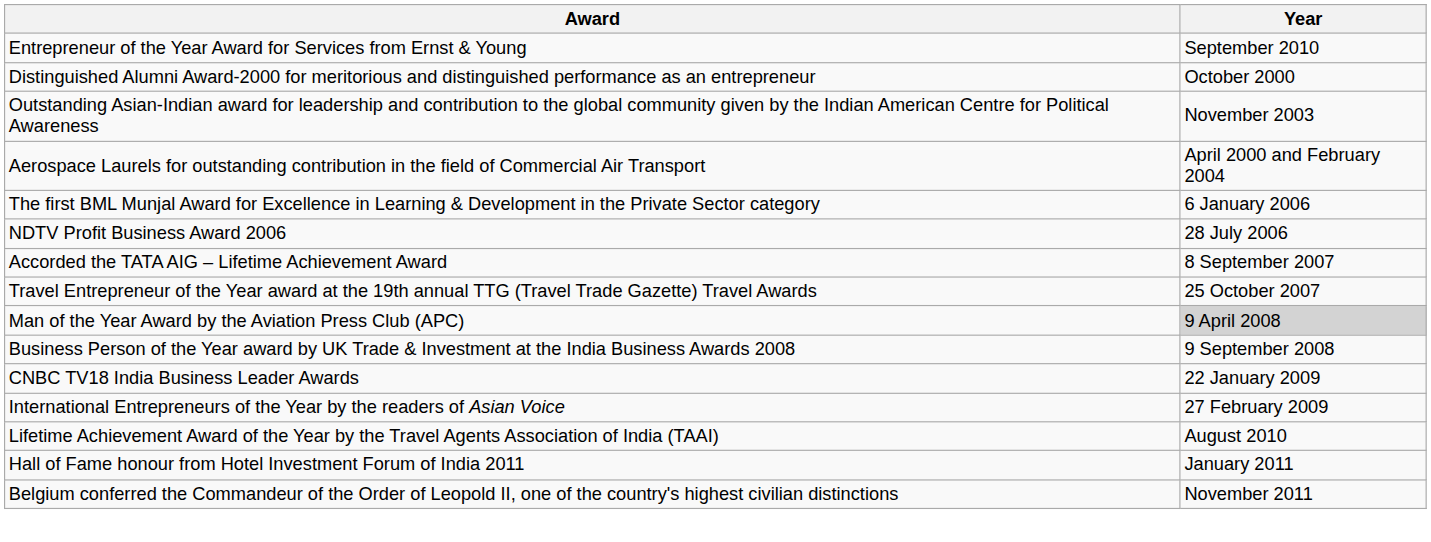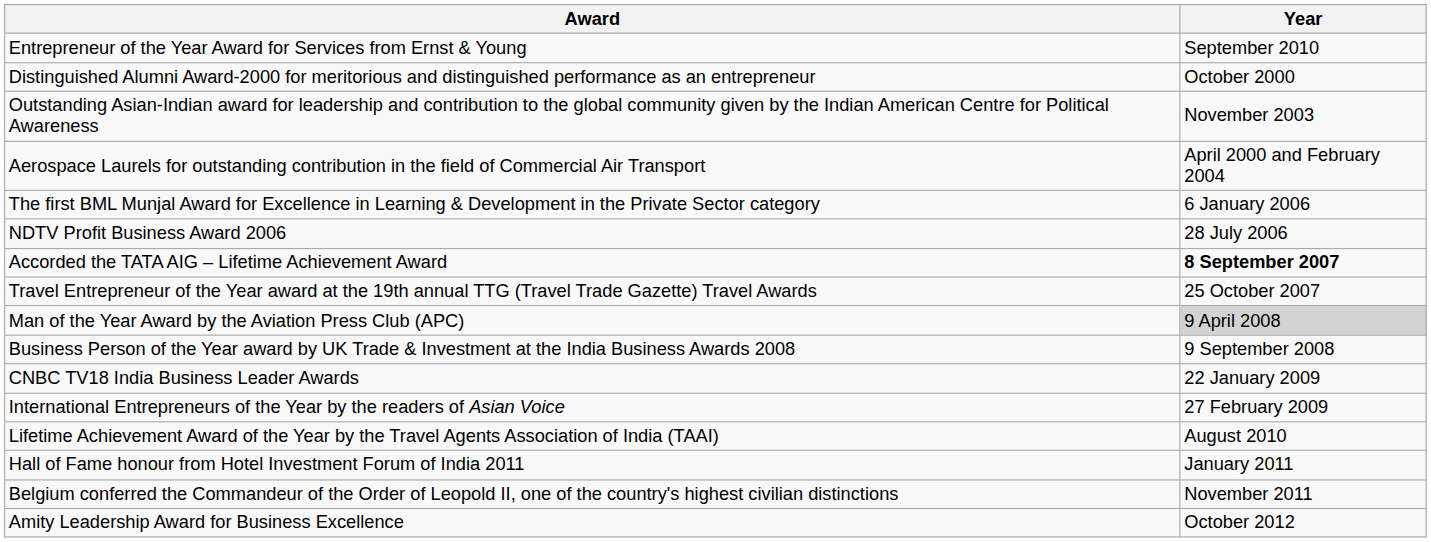(1259, 262) normal -> (1262, 262) bold
+ row: (206, 522)
